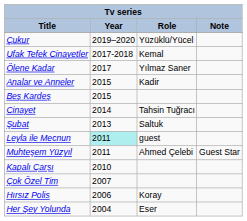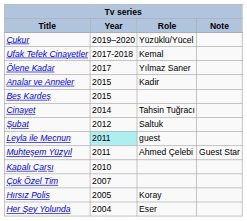(102, 124) 2013 -> (102, 124) 2012
(102, 195) 2006 -> (102, 195) 2005
